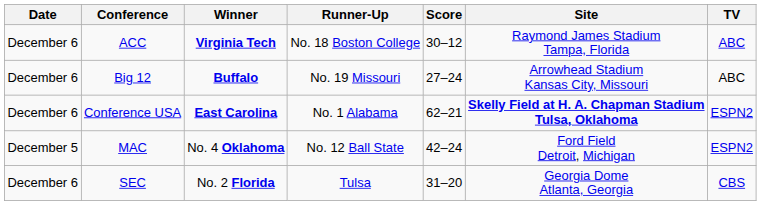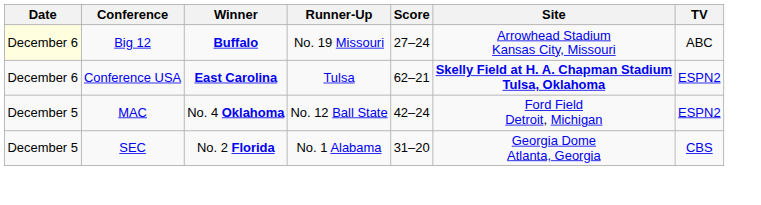- row: (133, 42)
(43, 77) no background -> (43, 42) lightyellow background
(355, 112) No. 1 Alabama -> (339, 77) Tulsa
(43, 183) December 6 -> (43, 148) December 5
(355, 183) Tulsa -> (339, 148) No. 1 Alabama
